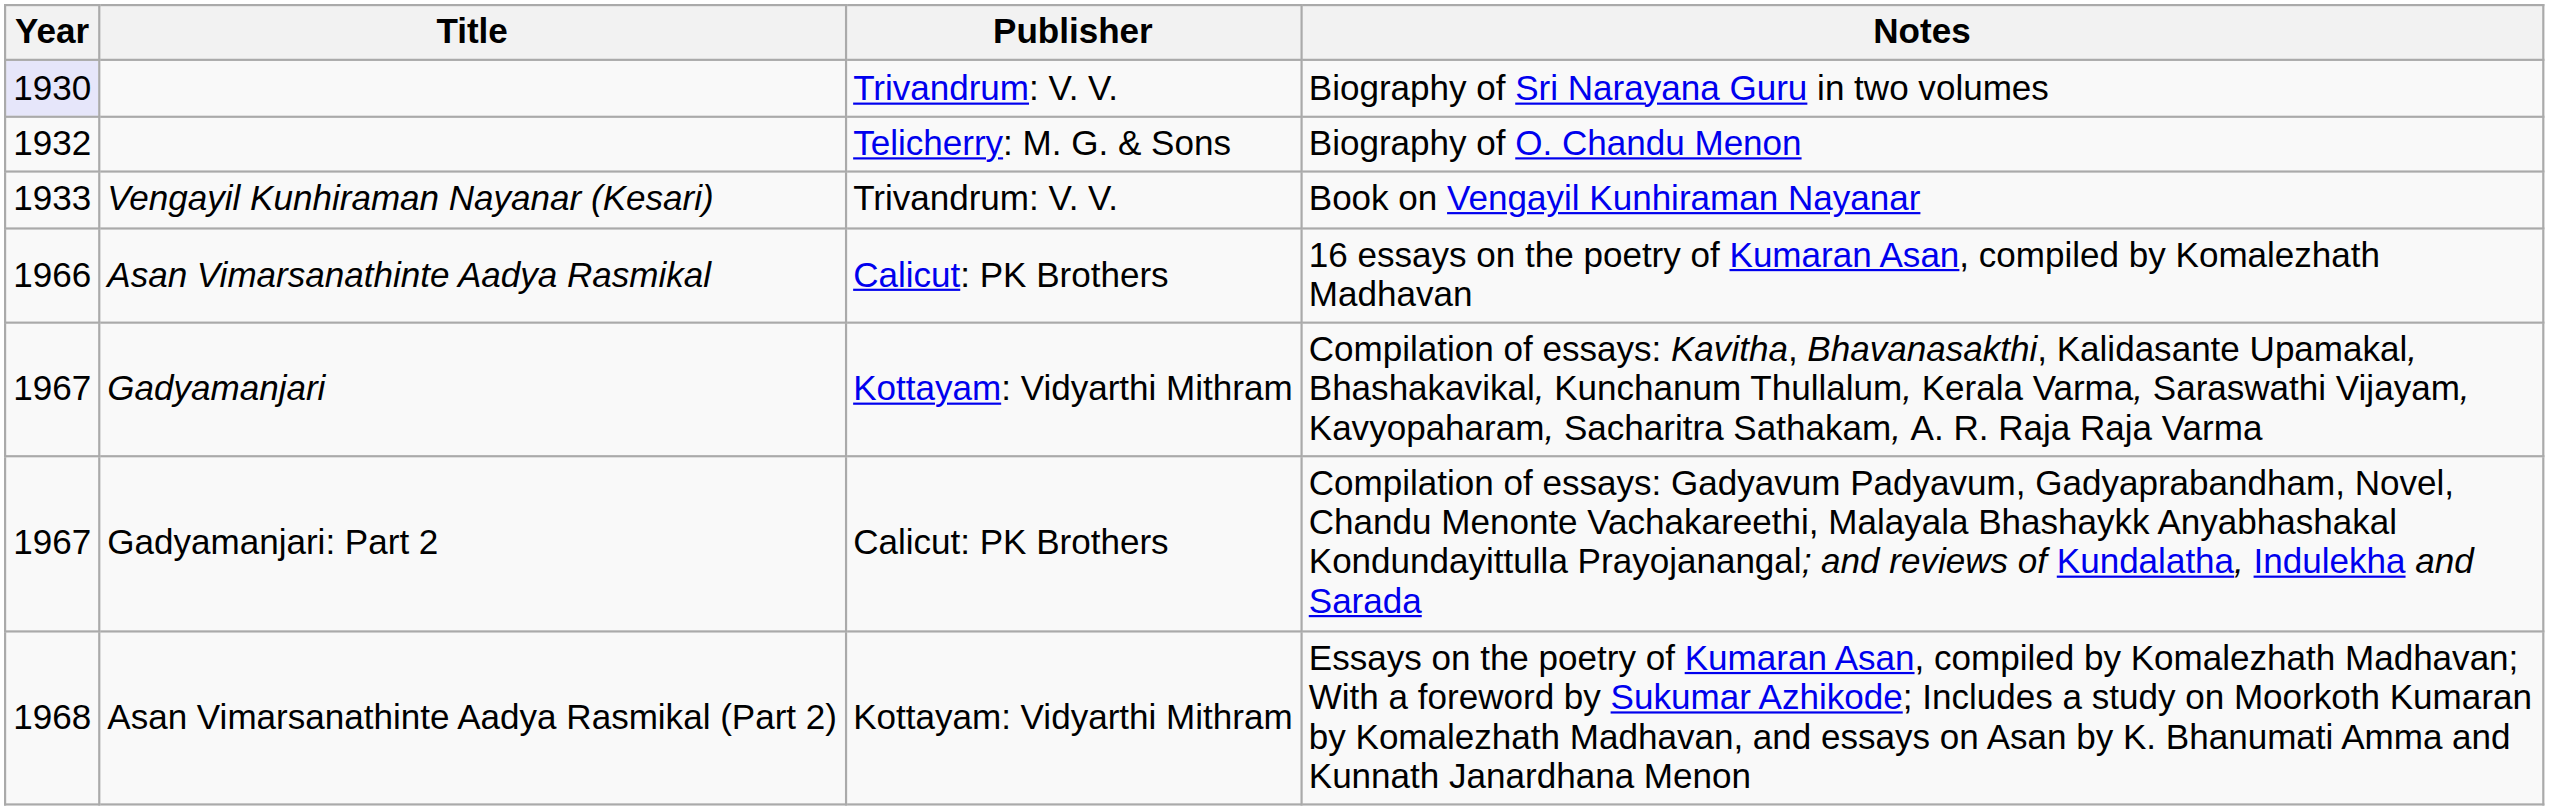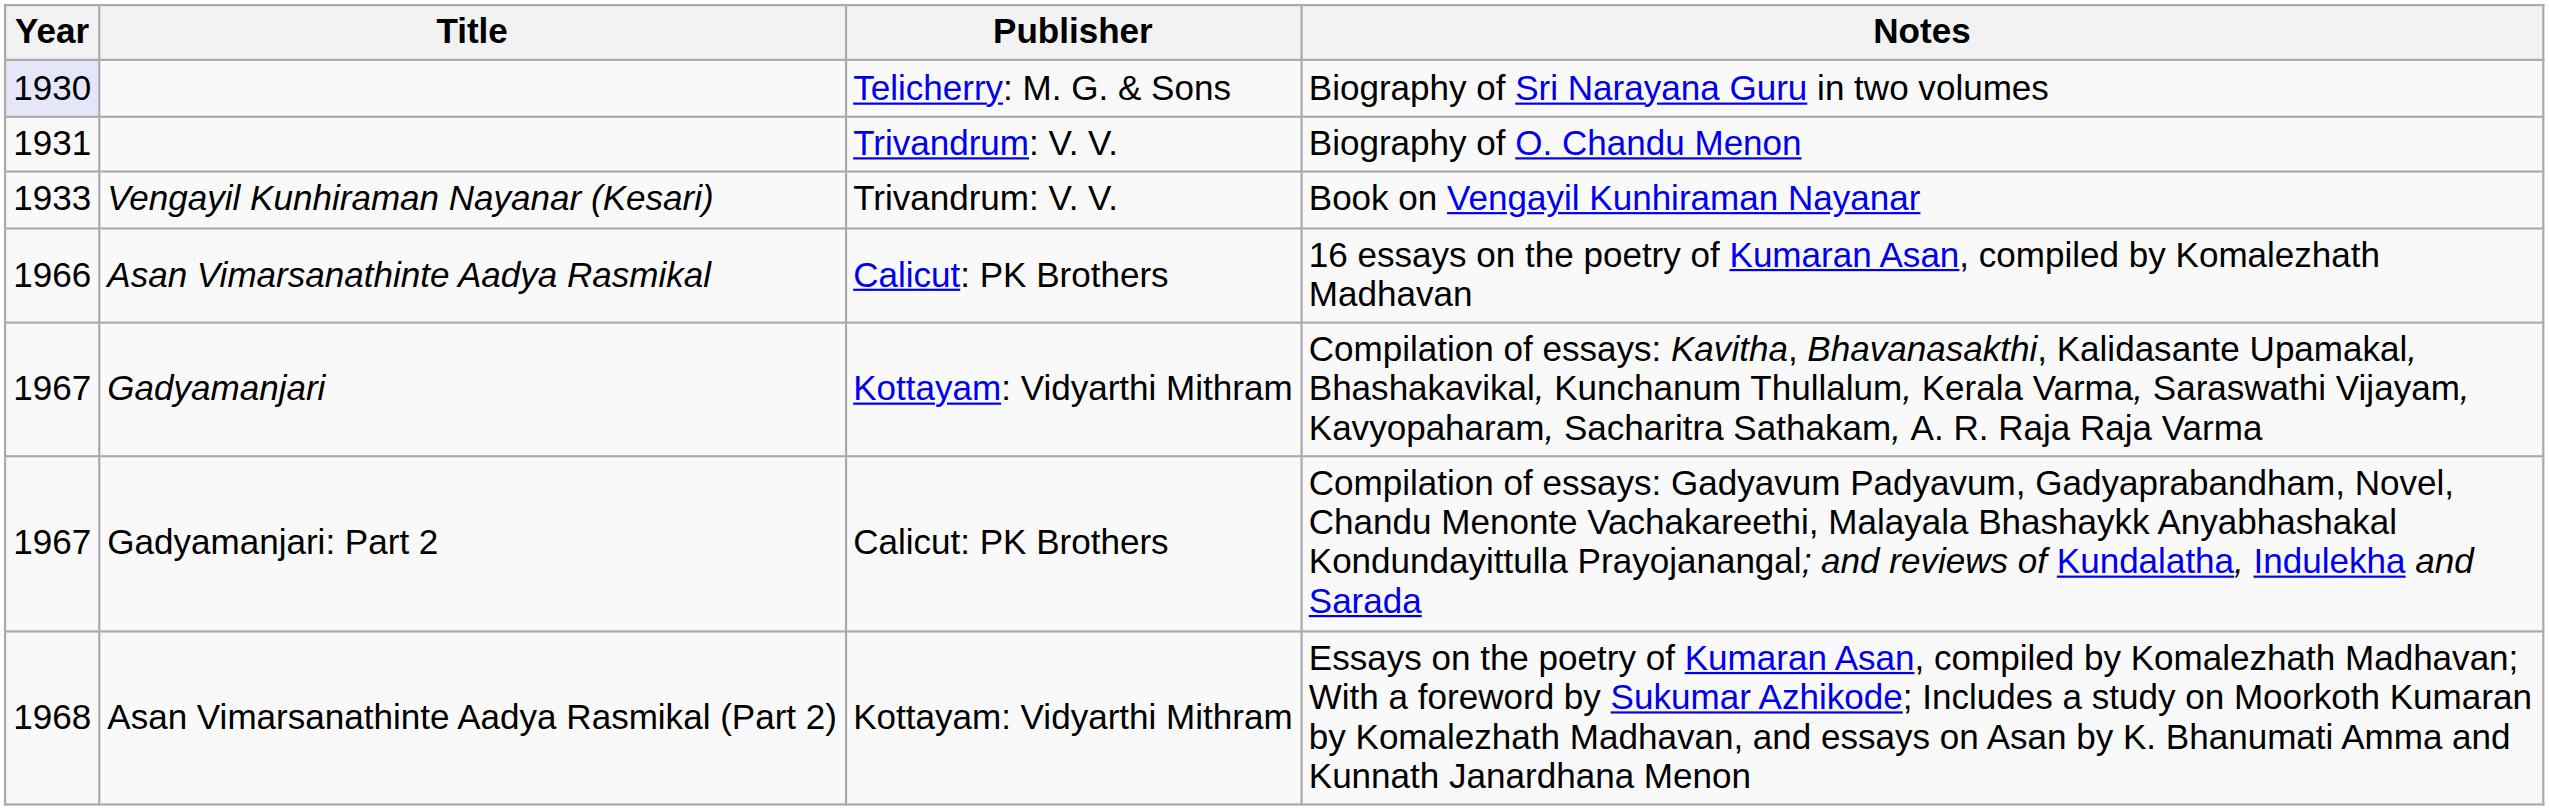(986, 87) Trivandrum: V. V. -> (1042, 87) Telicherry: M. G. & Sons
(52, 143) 1932 -> (52, 143) 1931
(1042, 143) Telicherry: M. G. & Sons -> (986, 143) Trivandrum: V. V.
